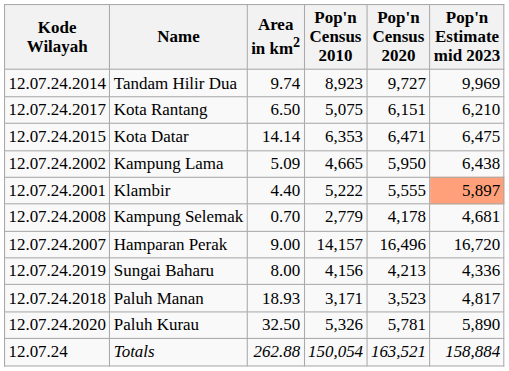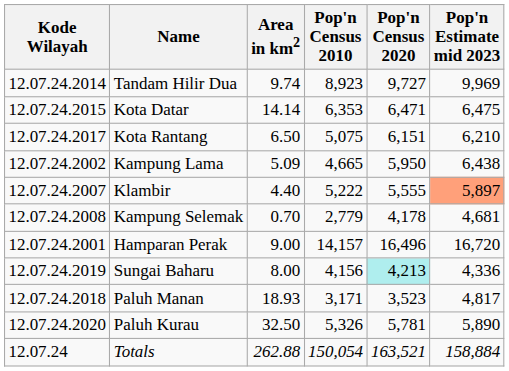rows swapped: (151, 136) <-> (161, 109)
(57, 190) 12.07.24.2001 -> (57, 190) 12.07.24.2007
(57, 244) 12.07.24.2007 -> (57, 244) 12.07.24.2001
(407, 271) no background -> (407, 271) paleturquoise background
